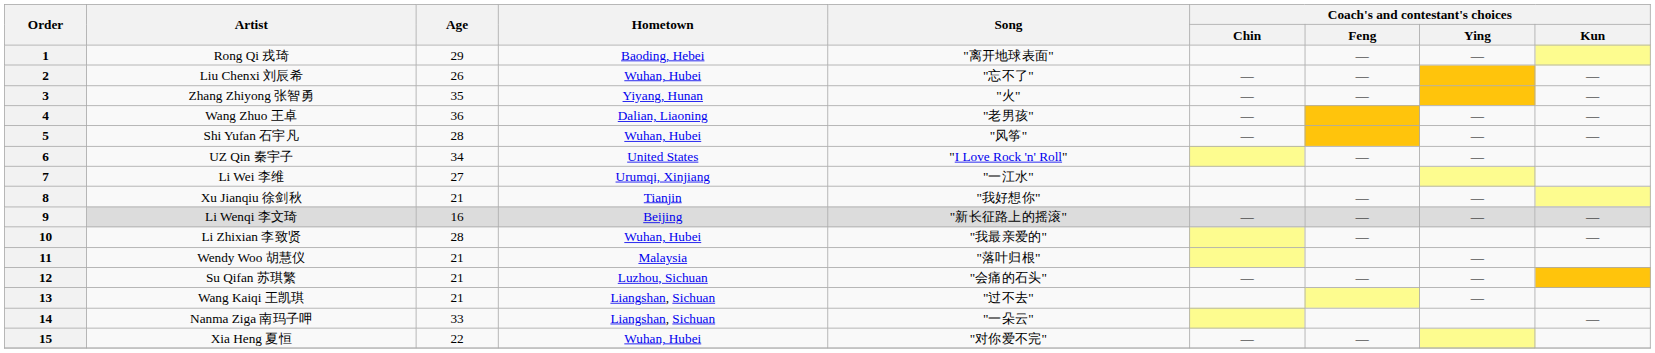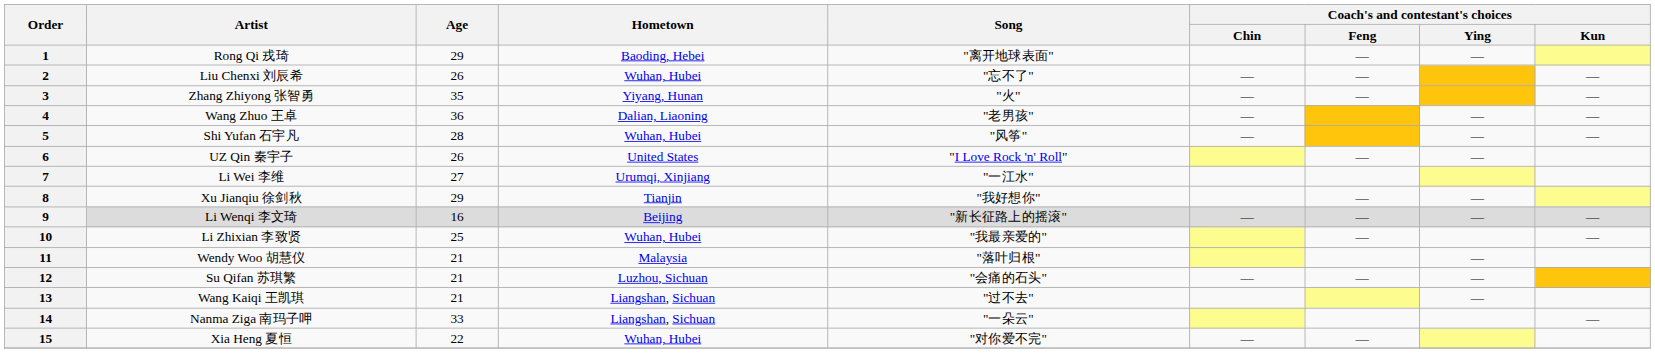(457, 156) 34 -> (457, 156) 26
(457, 197) 21 -> (457, 197) 29
(457, 237) 28 -> (457, 237) 25
